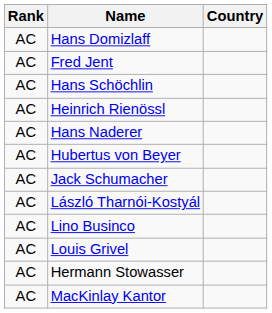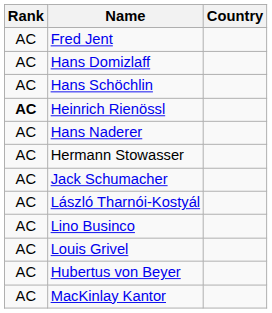rows swapped: (82, 62) <-> (100, 39)
(26, 109) normal -> (26, 109) bold
rows swapped: (117, 272) <-> (116, 156)
